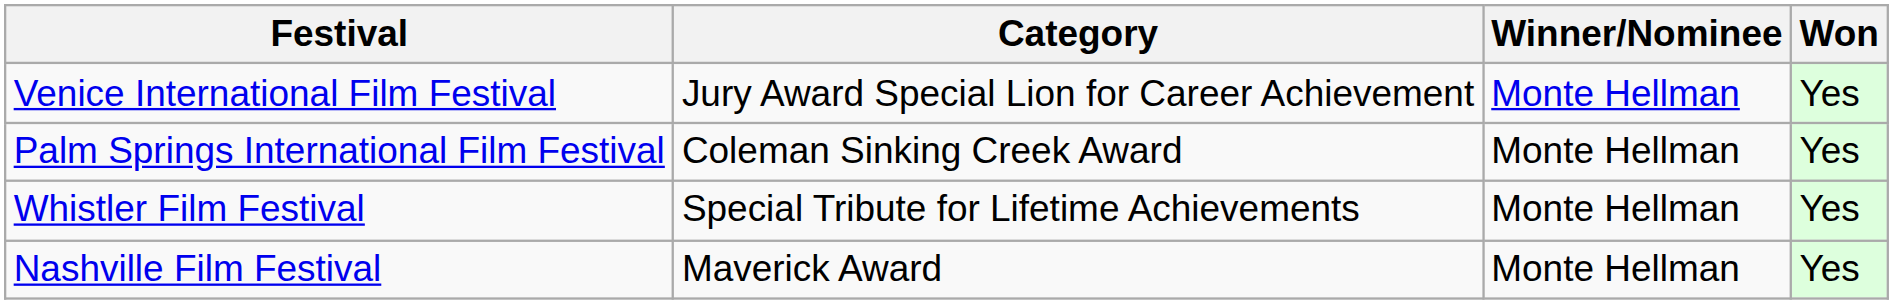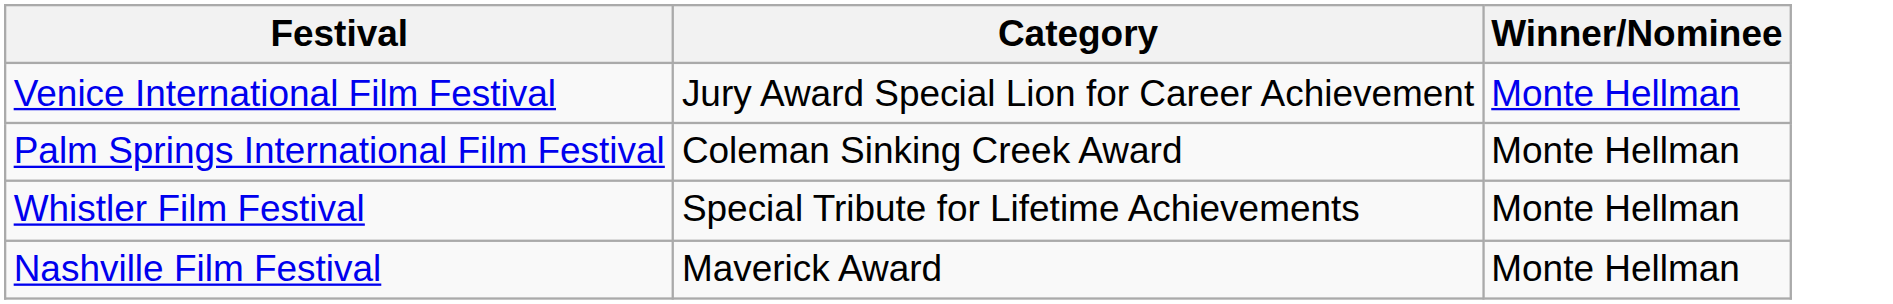- column: (1839, 33)
